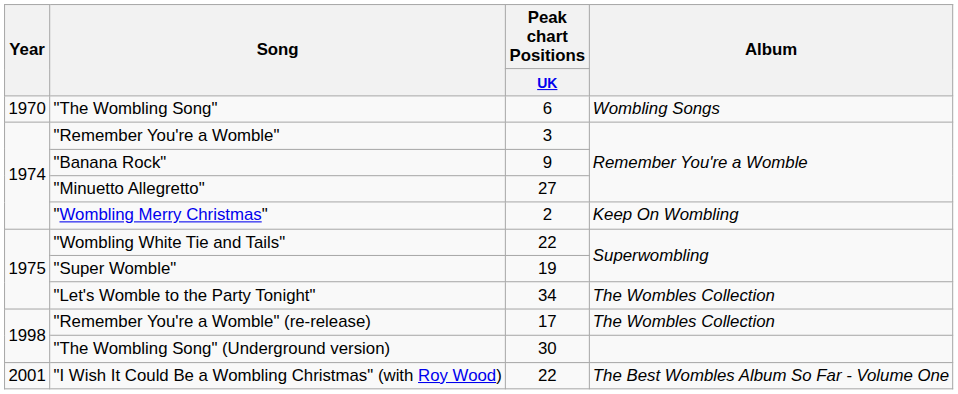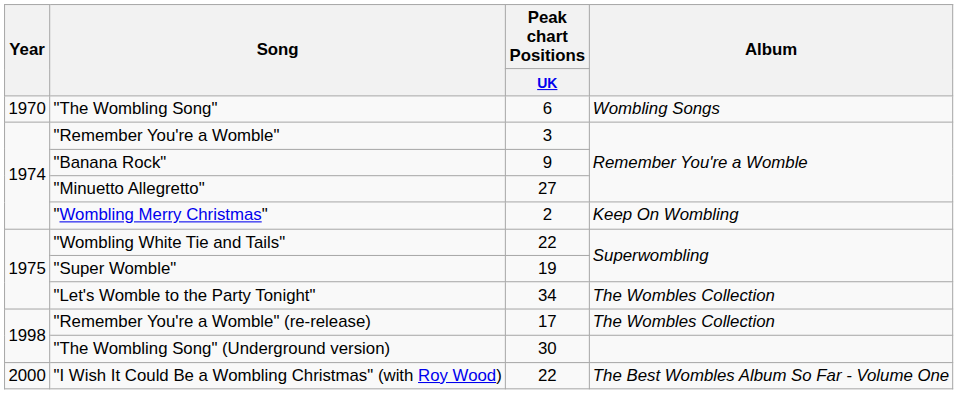(27, 375) 2001 -> (27, 375) 2000
